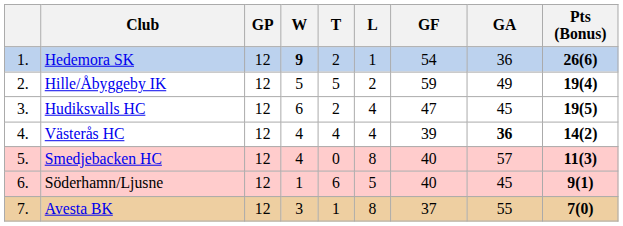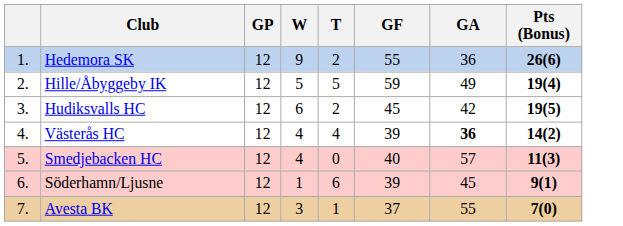- column: (373, 25)
(299, 59) bold -> (299, 59) normal
(429, 59) 54 -> (392, 59) 55
(429, 109) 47 -> (392, 109) 45
(505, 109) 45 -> (468, 109) 42
(429, 183) 40 -> (392, 183) 39
